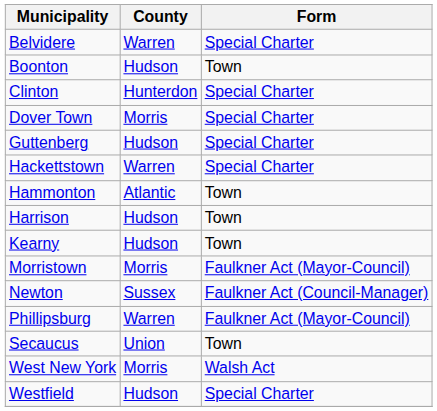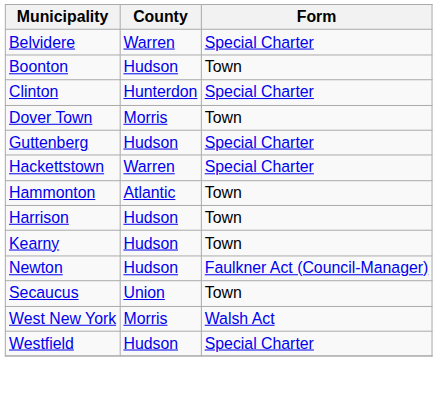(259, 117) Special Charter -> (223, 117) Town
- row: (48, 268)
(149, 293) Sussex -> (151, 268) Hudson
- row: (50, 318)
